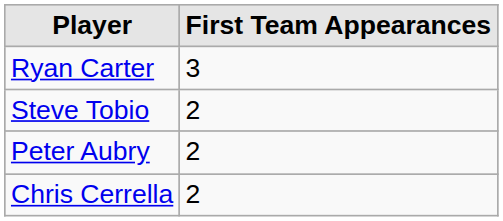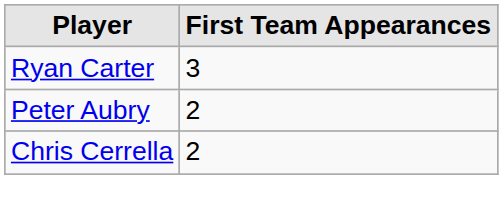- row: (80, 109)
